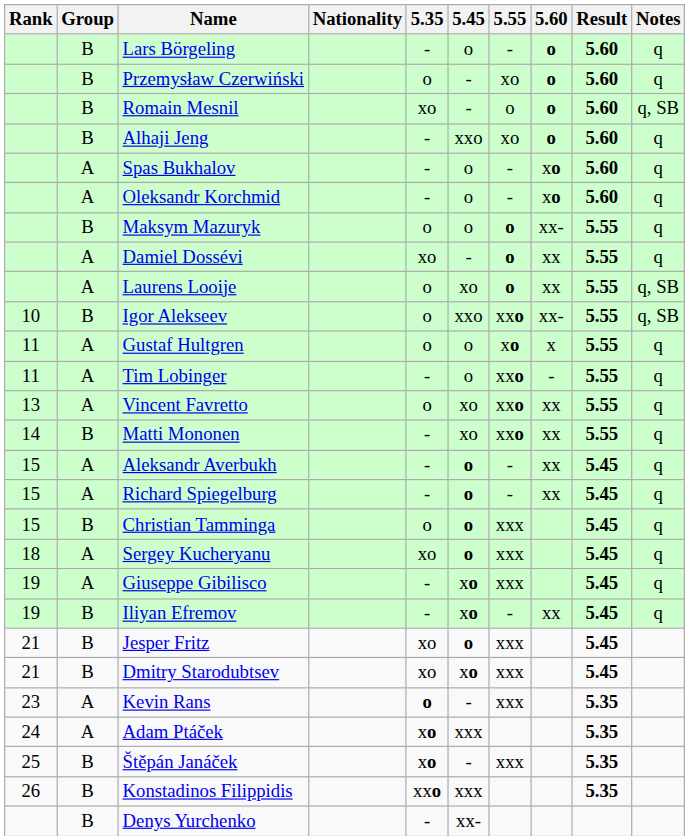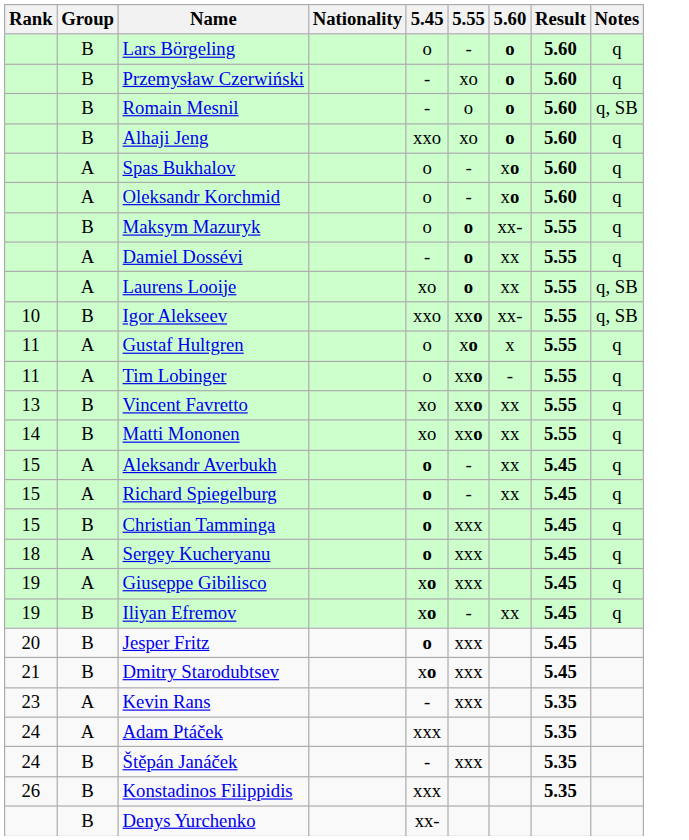- column: (427, 19)
(88, 405) A -> (88, 405) B
(31, 642) 21 -> (31, 642) 20
(31, 761) 25 -> (31, 761) 24
